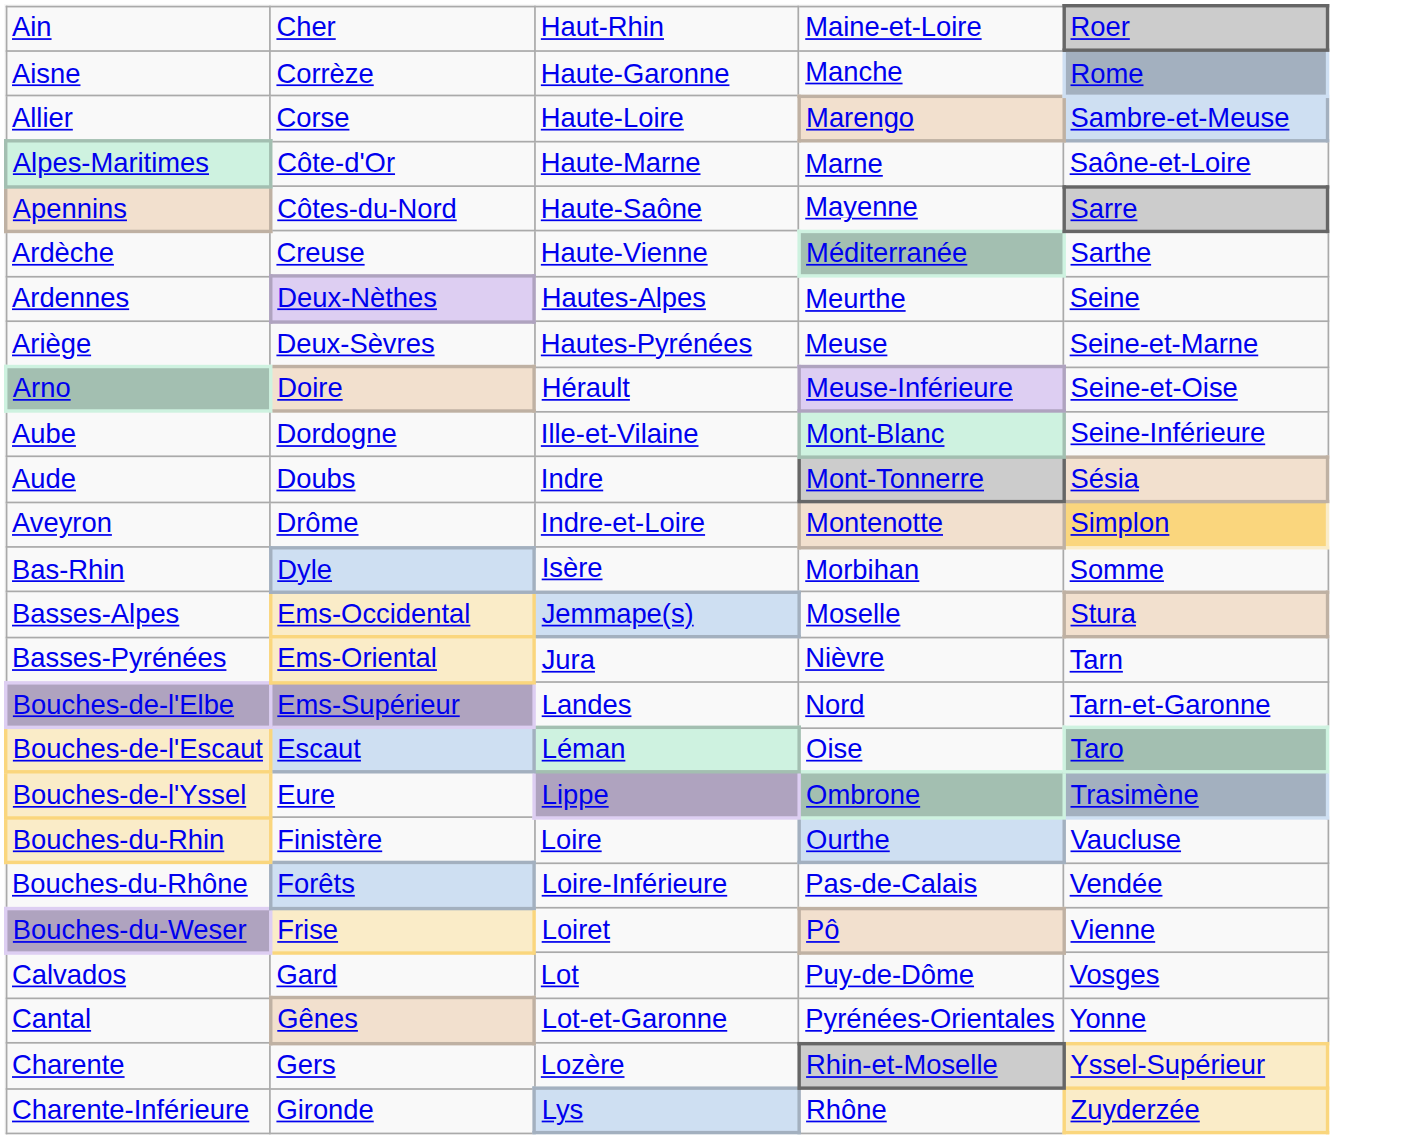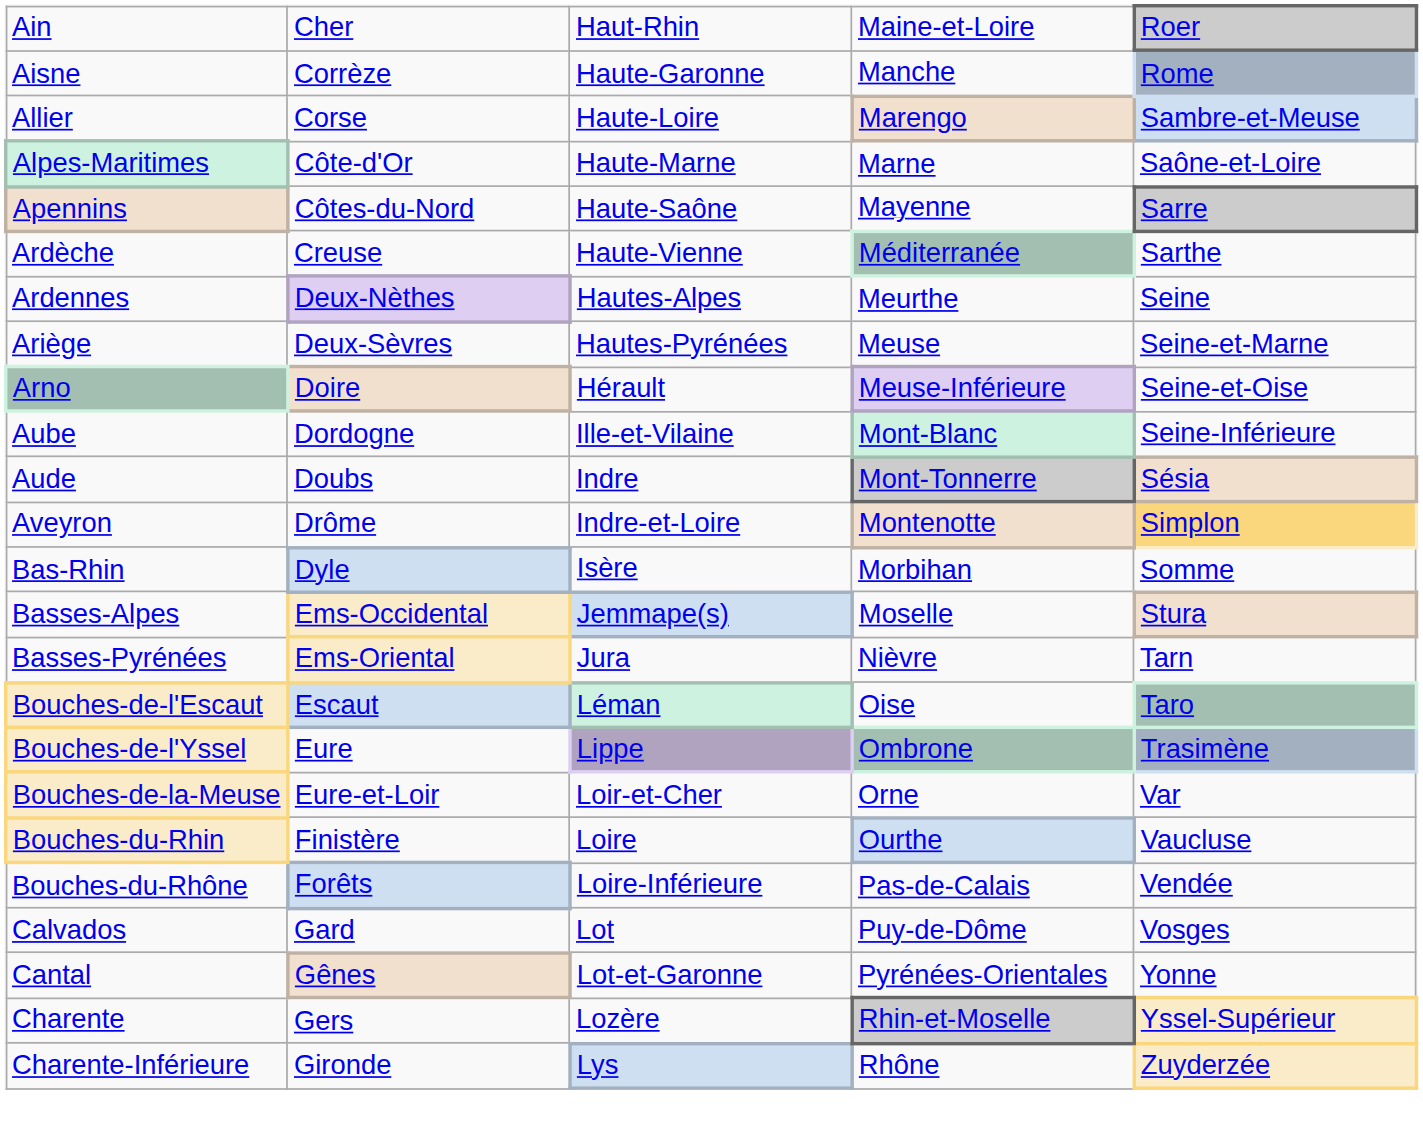- row: (123, 704)
+ row: (147, 794)
- row: (130, 929)
